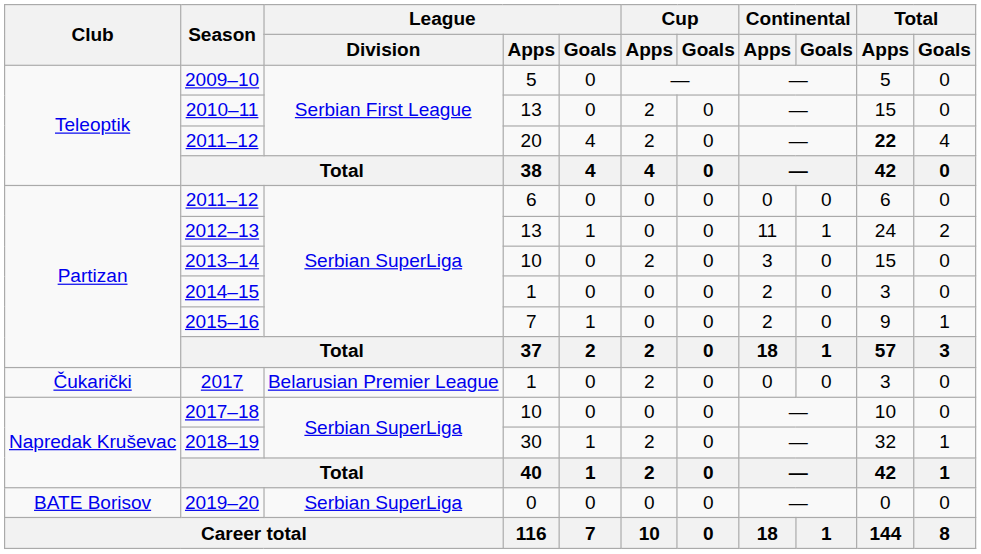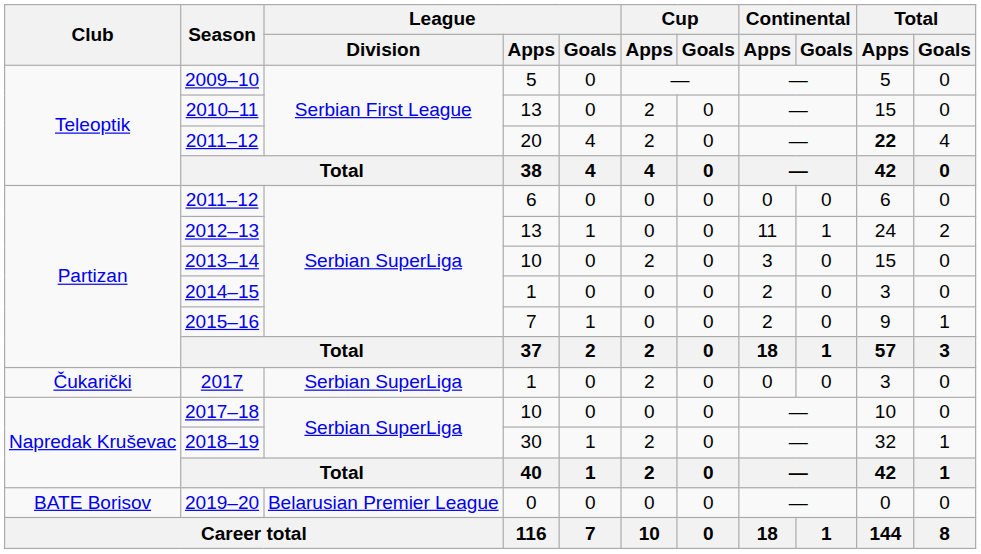(383, 381) Belarusian Premier League -> (383, 381) Serbian SuperLiga
(383, 502) Serbian SuperLiga -> (383, 502) Belarusian Premier League
